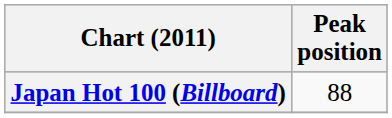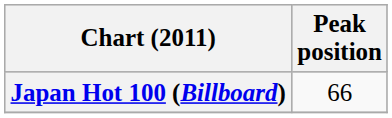(340, 91) 88 -> (340, 91) 66
